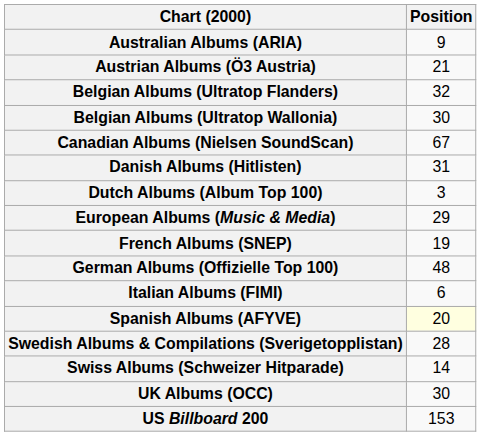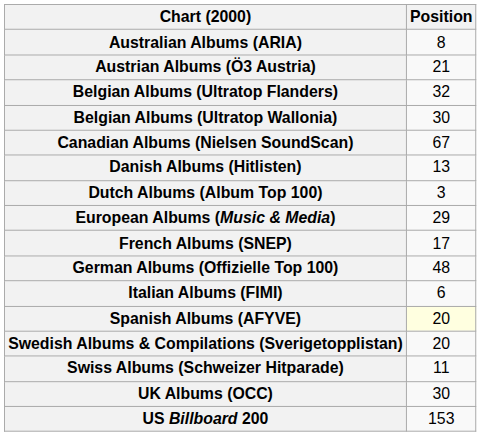(441, 42) 9 -> (441, 42) 8
(441, 167) 31 -> (441, 167) 13
(441, 243) 19 -> (441, 243) 17
(441, 343) 28 -> (441, 343) 20
(441, 368) 14 -> (441, 368) 11
